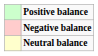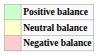rows swapped: (55, 43) <-> (57, 27)
